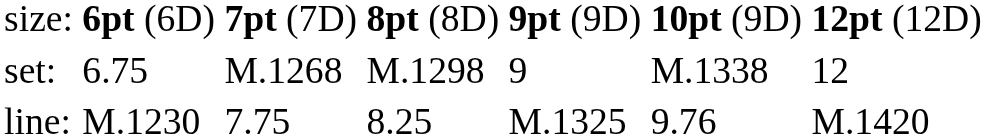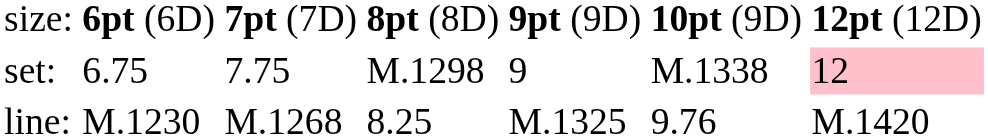(283, 70) M.1268 -> (257, 70) 7.75
(830, 70) no background -> (830, 70) pink background
(257, 121) 7.75 -> (283, 121) M.1268
